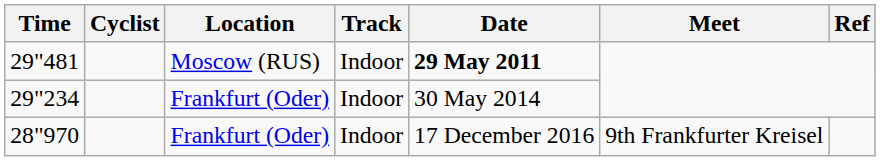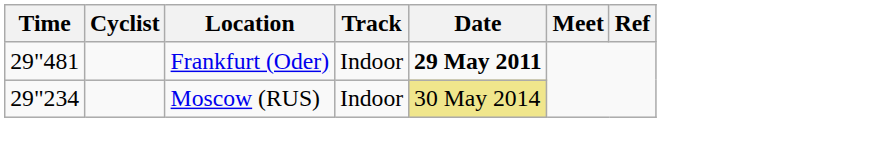(245, 60) Moscow (RUS) -> (250, 60) Frankfurt (Oder)
(250, 98) Frankfurt (Oder) -> (245, 98) Moscow (RUS)
(477, 98) no background -> (477, 98) khaki background
- row: (45, 135)
